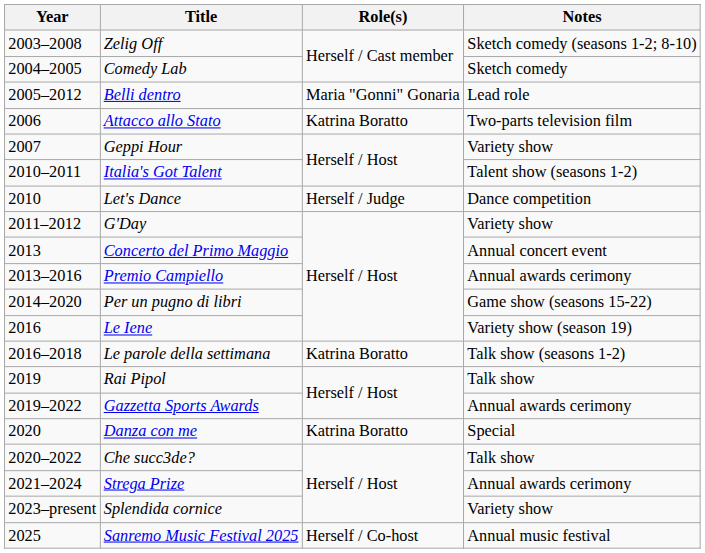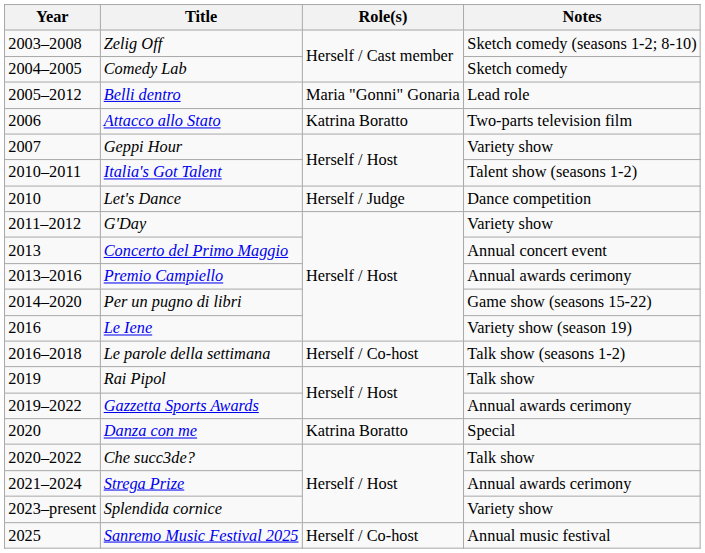(357, 353) Katrina Boratto -> (362, 353) Herself / Co-host
